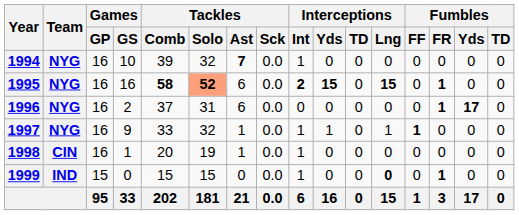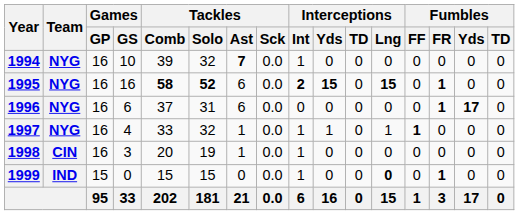(208, 84) lightsalmon background -> (208, 84) no background
(127, 107) 2 -> (127, 107) 6
(127, 130) 9 -> (127, 130) 4
(127, 152) 1 -> (127, 152) 3
